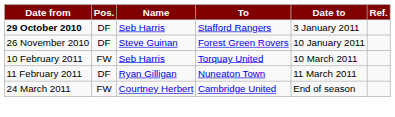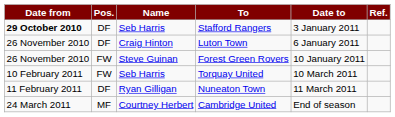+ row: (223, 43)
(104, 43) DF -> (104, 58) FW
(104, 89) FW -> (104, 105) MF
